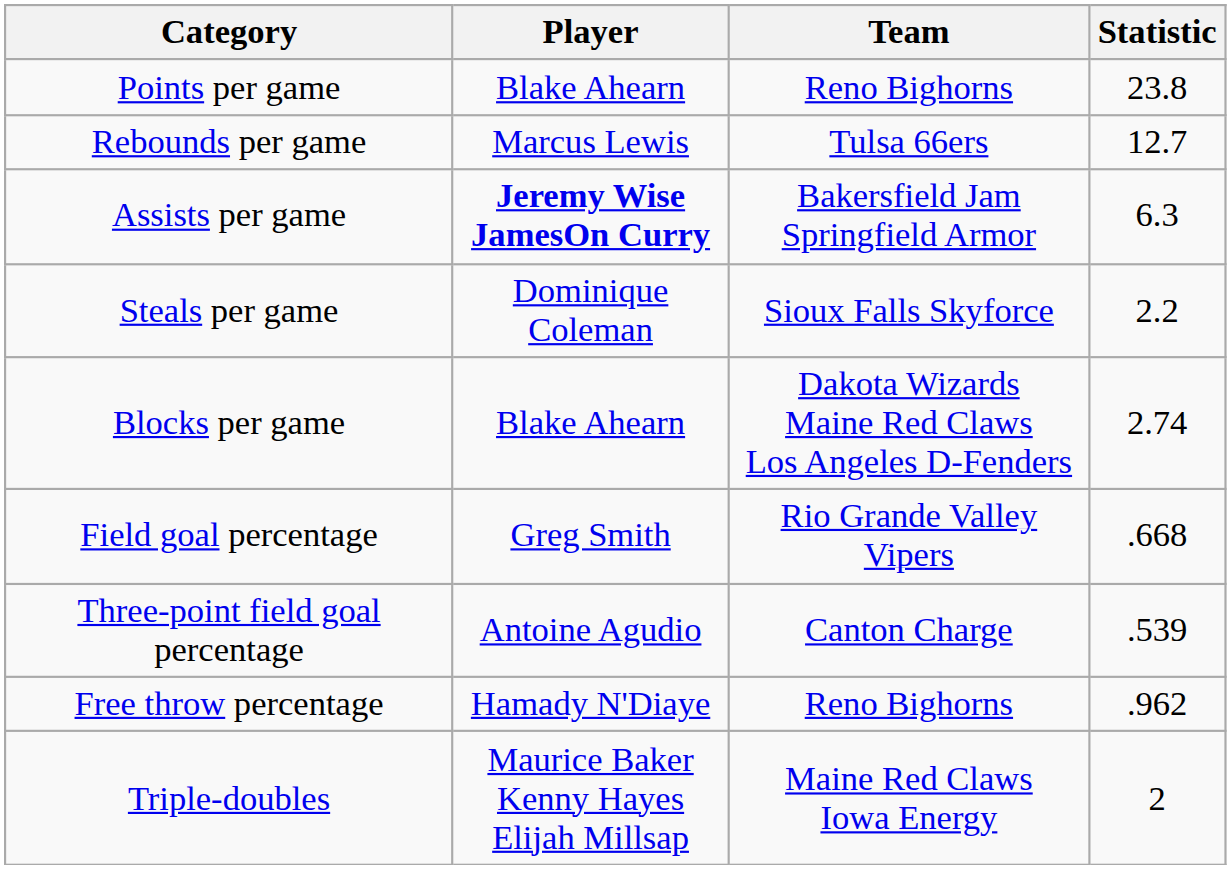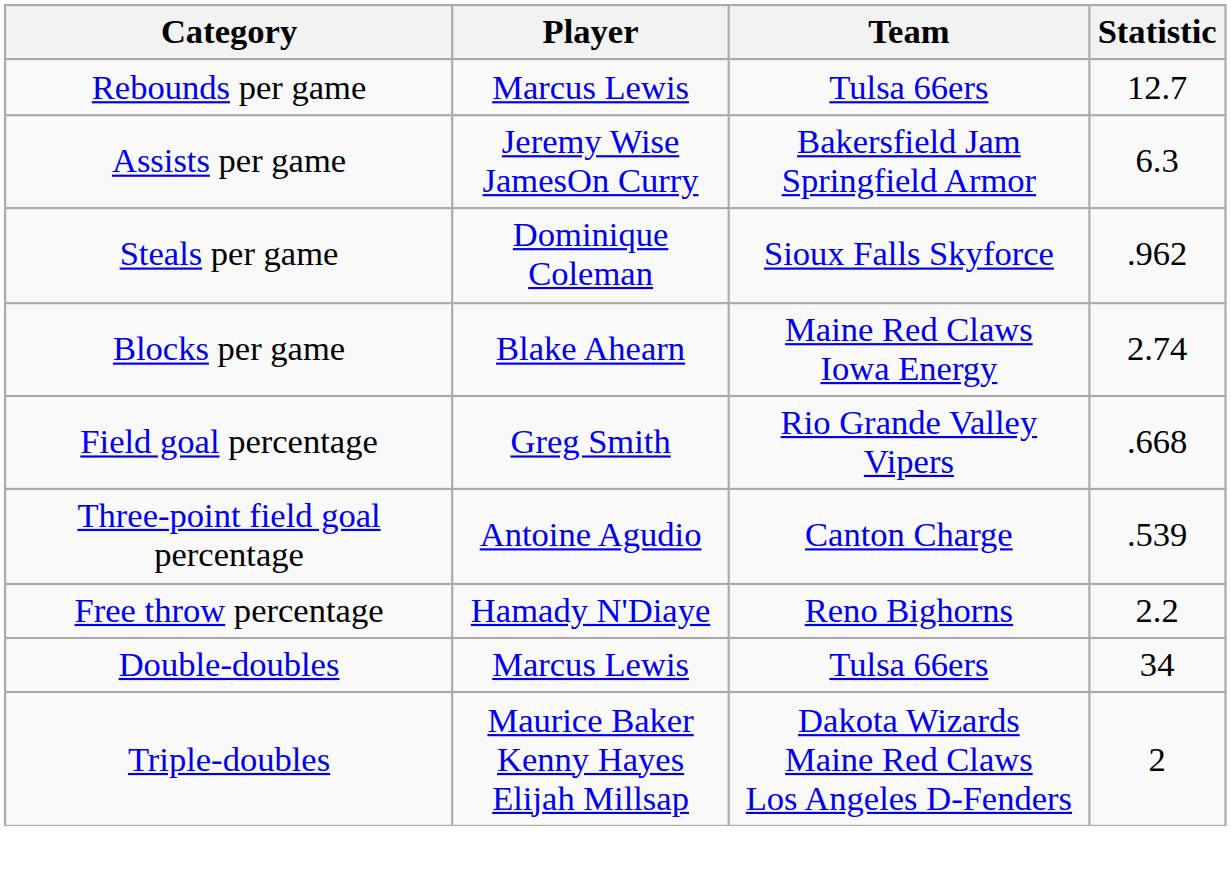- row: (229, 86)
(591, 215) bold -> (591, 160) normal
(1157, 309) 2.2 -> (1157, 254) .962
(909, 422) Dakota Wizards Maine Red Claws Los Angeles D-Fenders -> (909, 348) Maine Red Claws Iowa Energy
(1157, 703) .962 -> (1157, 609) 2.2
+ row: (229, 664)
(909, 797) Maine Red Claws Iowa Energy -> (909, 758) Dakota Wizards Maine Red Claws Los Angeles D-Fenders
